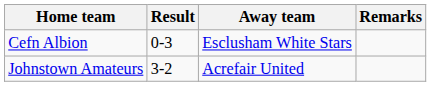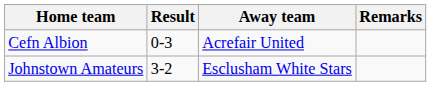(277, 42) Esclusham White Stars -> (253, 42) Acrefair United
(253, 68) Acrefair United -> (277, 68) Esclusham White Stars
